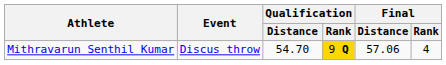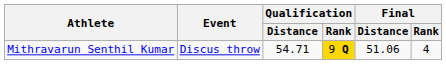(292, 50) 54.70 -> (292, 50) 54.71
(383, 50) 57.06 -> (383, 50) 51.06
